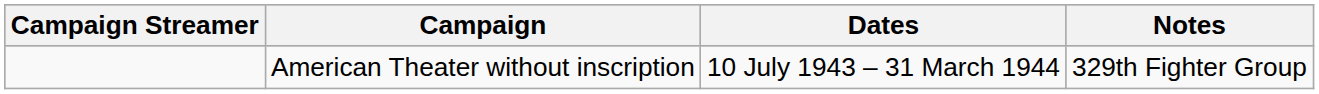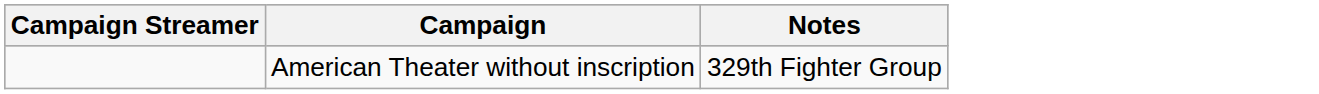- column: (883, 25)
